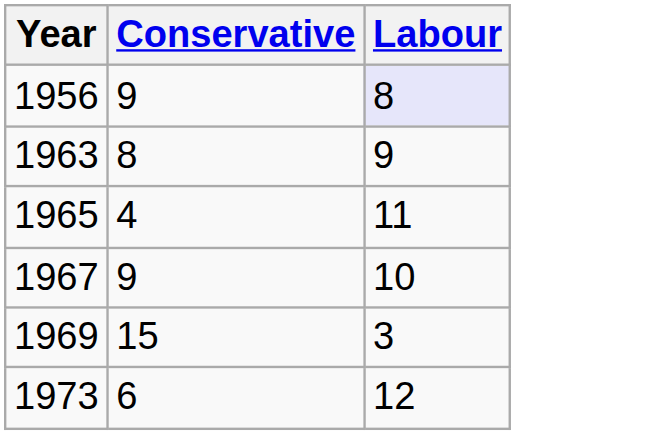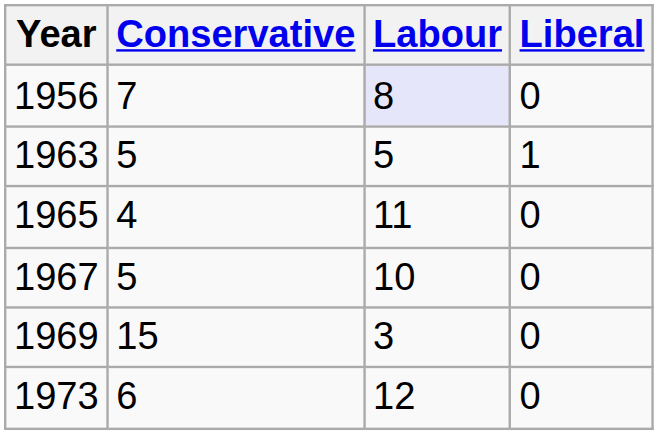+ column: (582, 34)
(127, 95) 9 -> (127, 95) 7
(127, 155) 8 -> (127, 155) 5
(384, 155) 9 -> (384, 155) 5
(127, 276) 9 -> (127, 276) 5
